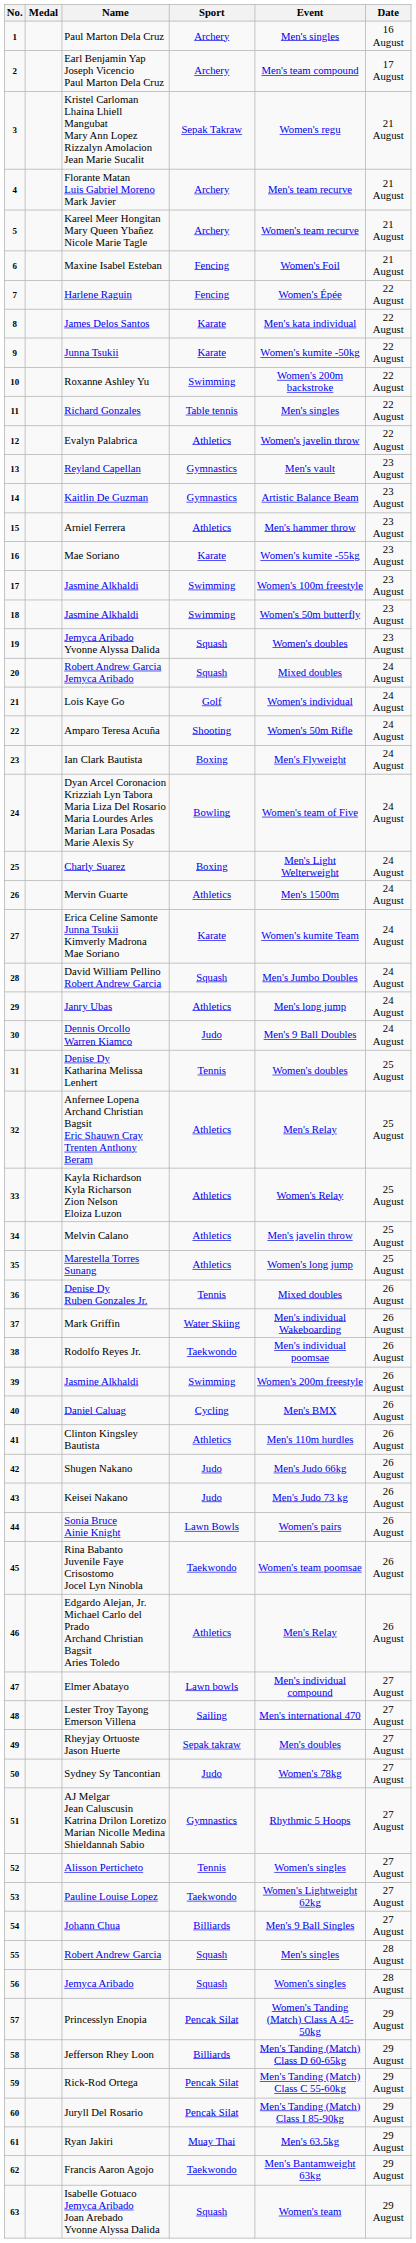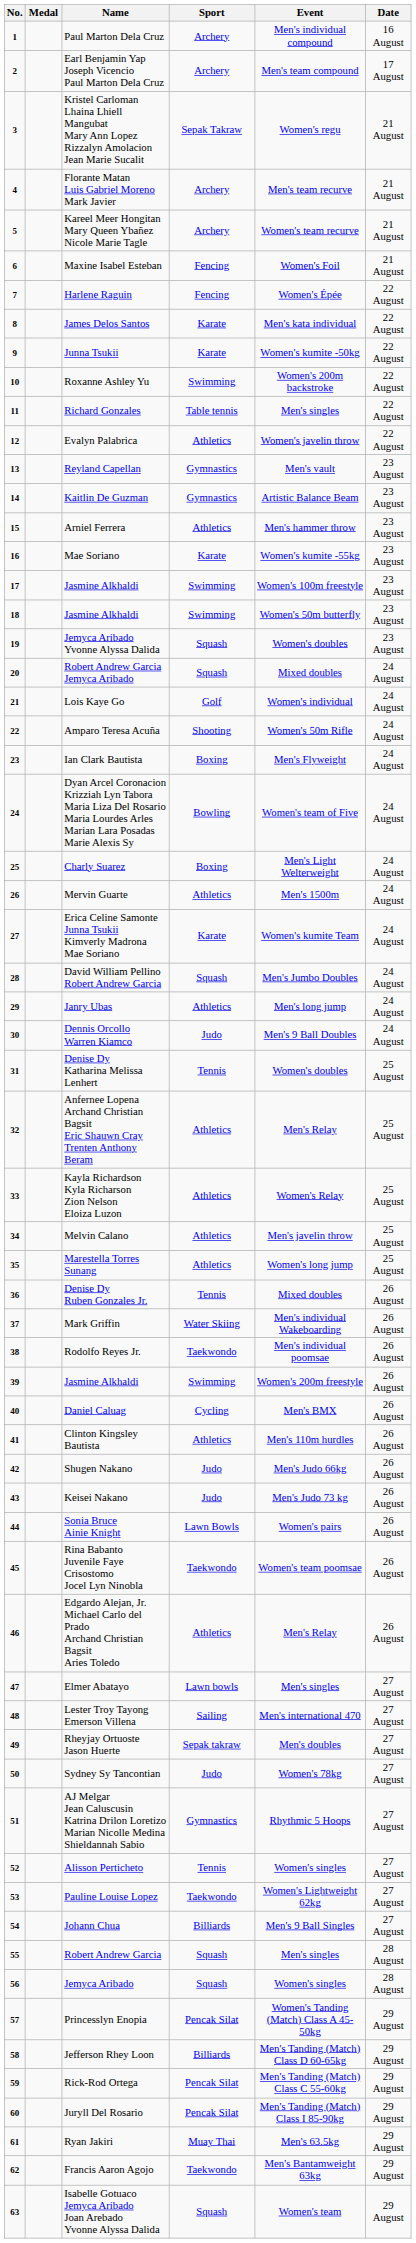(310, 36) Men's singles -> (310, 36) Men's individual compound
(310, 1686) Men's individual compound -> (310, 1686) Men's singles
